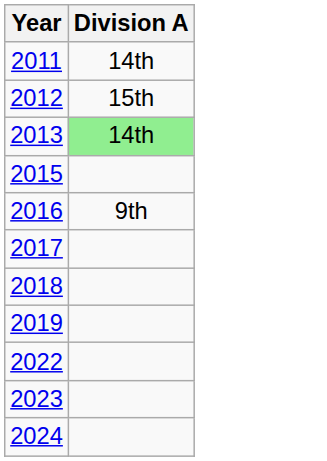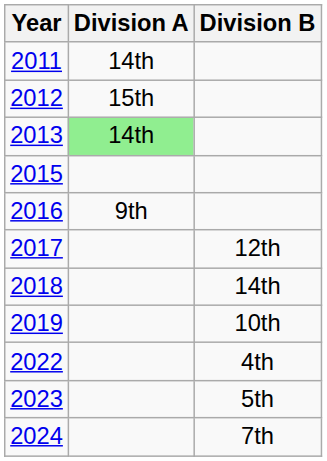+ column: (258, 23)
